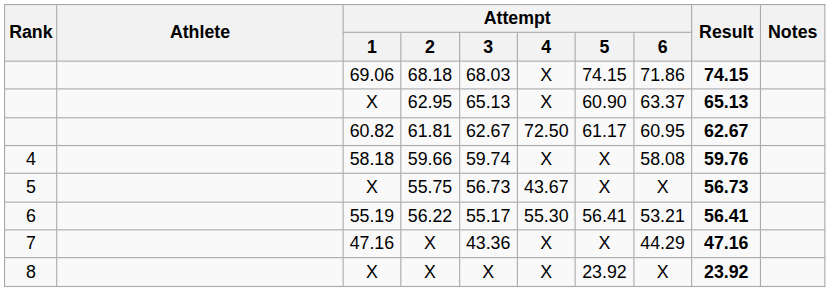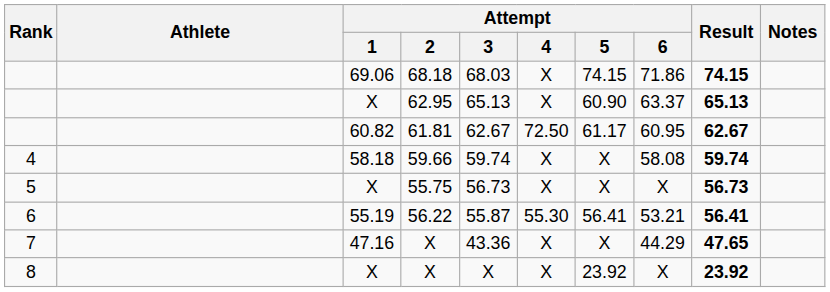(726, 159) 59.76 -> (726, 159) 59.74
(546, 187) 43.67 -> (546, 187) X
(488, 215) 55.17 -> (488, 215) 55.87
(726, 243) 47.16 -> (726, 243) 47.65
